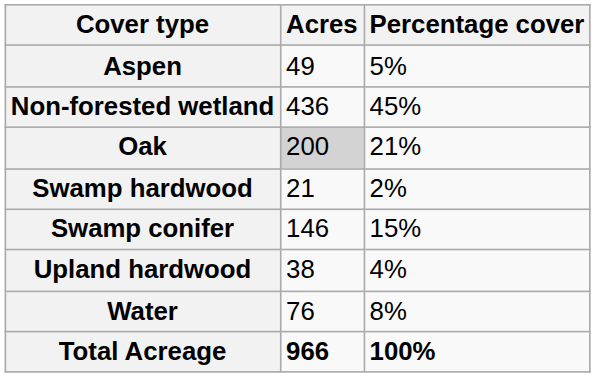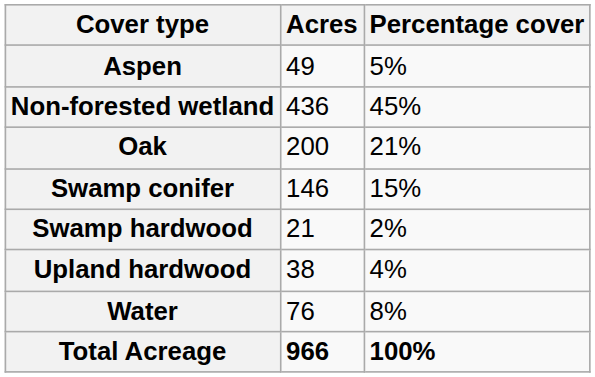(308, 147) lightgrey background -> (308, 147) no background
rows swapped: (143, 229) <-> (143, 188)
